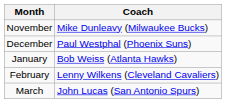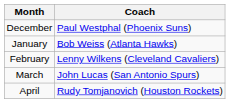- row: (29, 28)
+ row: (29, 91)
